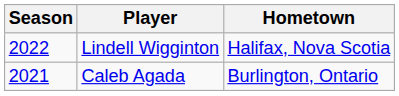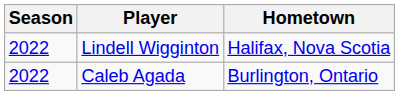(29, 76) 2021 -> (29, 76) 2022
